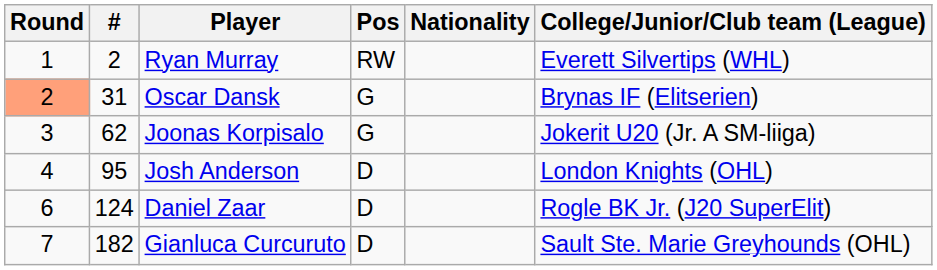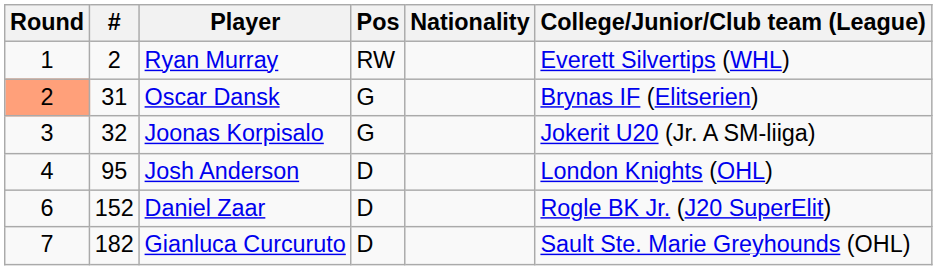(114, 134) 62 -> (114, 134) 32
(114, 208) 124 -> (114, 208) 152
